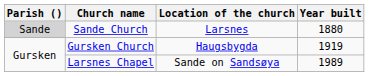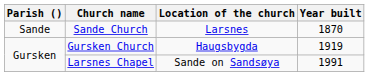(35, 30) lightgrey background -> (35, 30) no background
(331, 30) 1880 -> (331, 30) 1870
(331, 63) 1989 -> (331, 63) 1991
